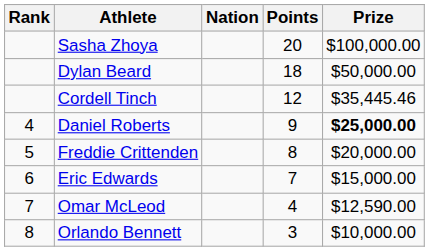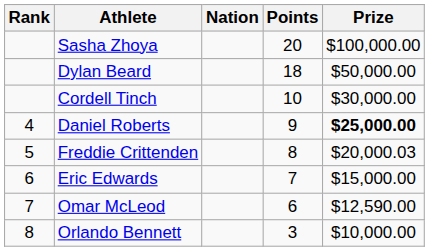(293, 98) 12 -> (293, 98) 10
(373, 98) $35,445.46 -> (373, 98) $30,000.00
(373, 152) $20,000.00 -> (373, 152) $20,000.03
(293, 206) 4 -> (293, 206) 6
